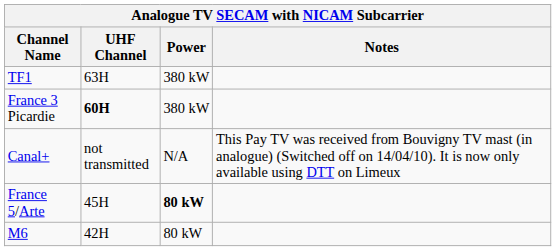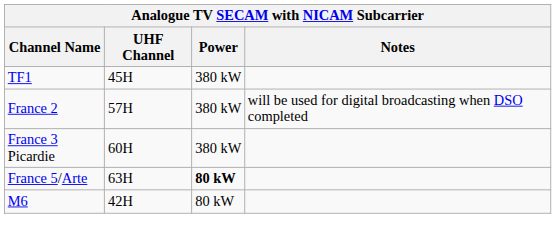(96, 77) 63H -> (120, 77) 45H
+ row: (33, 108)
(97, 108) bold -> (120, 147) normal
- row: (29, 155)
(96, 203) 45H -> (120, 178) 63H
